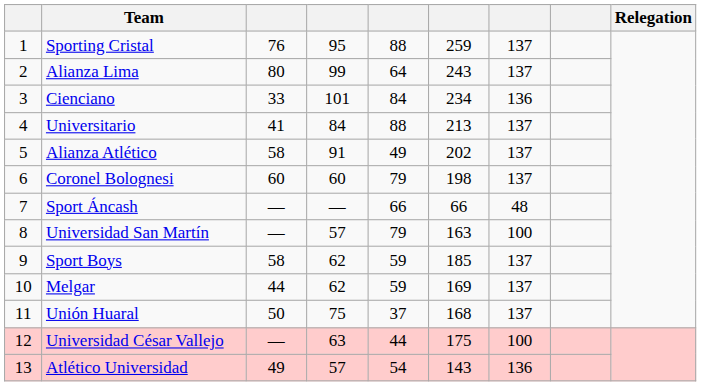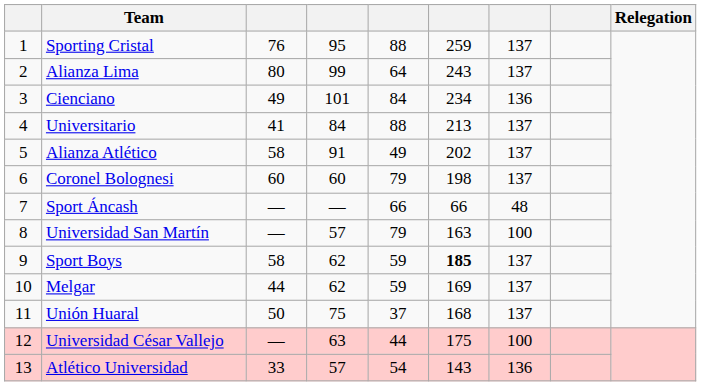(276, 98) 33 -> (276, 98) 49
(459, 260) normal -> (459, 260) bold
(276, 367) 49 -> (276, 367) 33
